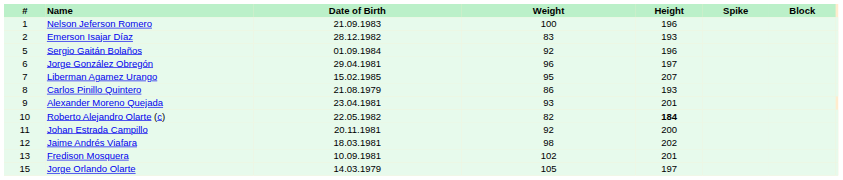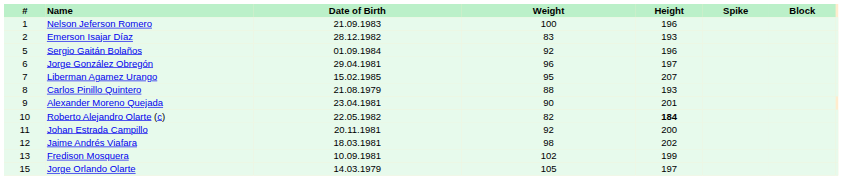(549, 90) 86 -> (549, 90) 88
(549, 103) 93 -> (549, 103) 90
(669, 156) 201 -> (669, 156) 199
